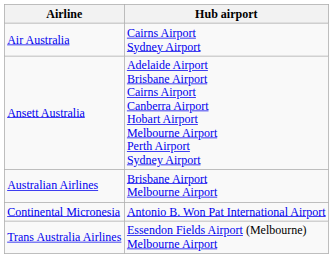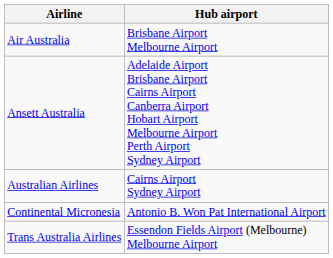(164, 39) Cairns Airport Sydney Airport -> (172, 39) Brisbane Airport Melbourne Airport
(172, 185) Brisbane Airport Melbourne Airport -> (164, 185) Cairns Airport Sydney Airport
